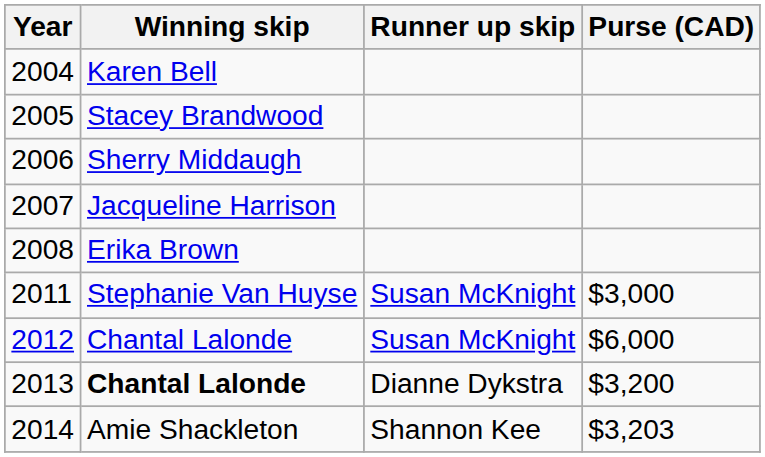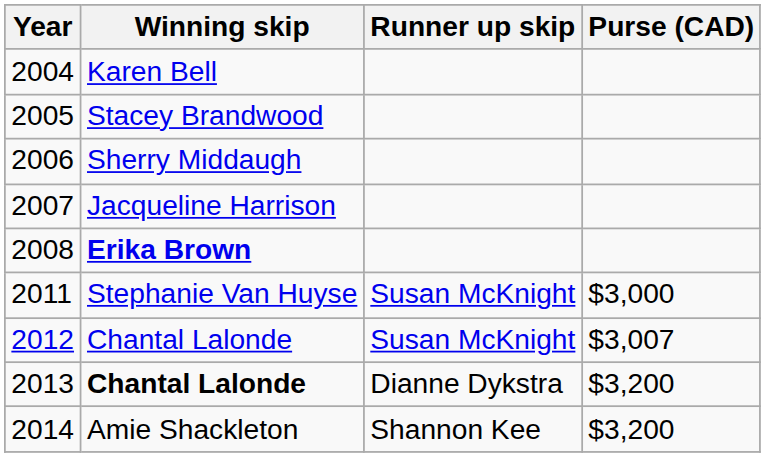(163, 250) normal -> (169, 250) bold
(631, 339) $6,000 -> (631, 339) $3,007
(631, 428) $3,203 -> (631, 428) $3,200
